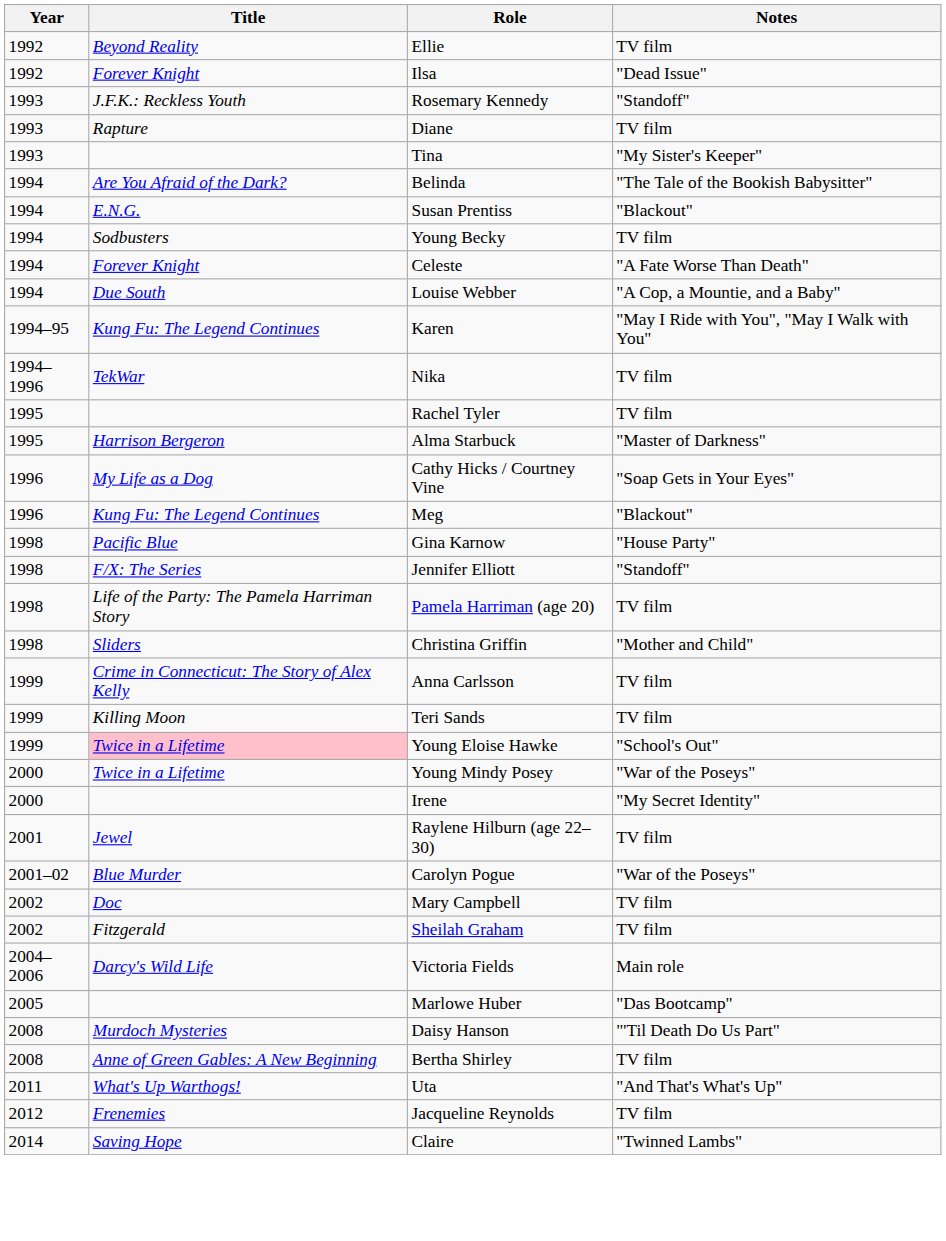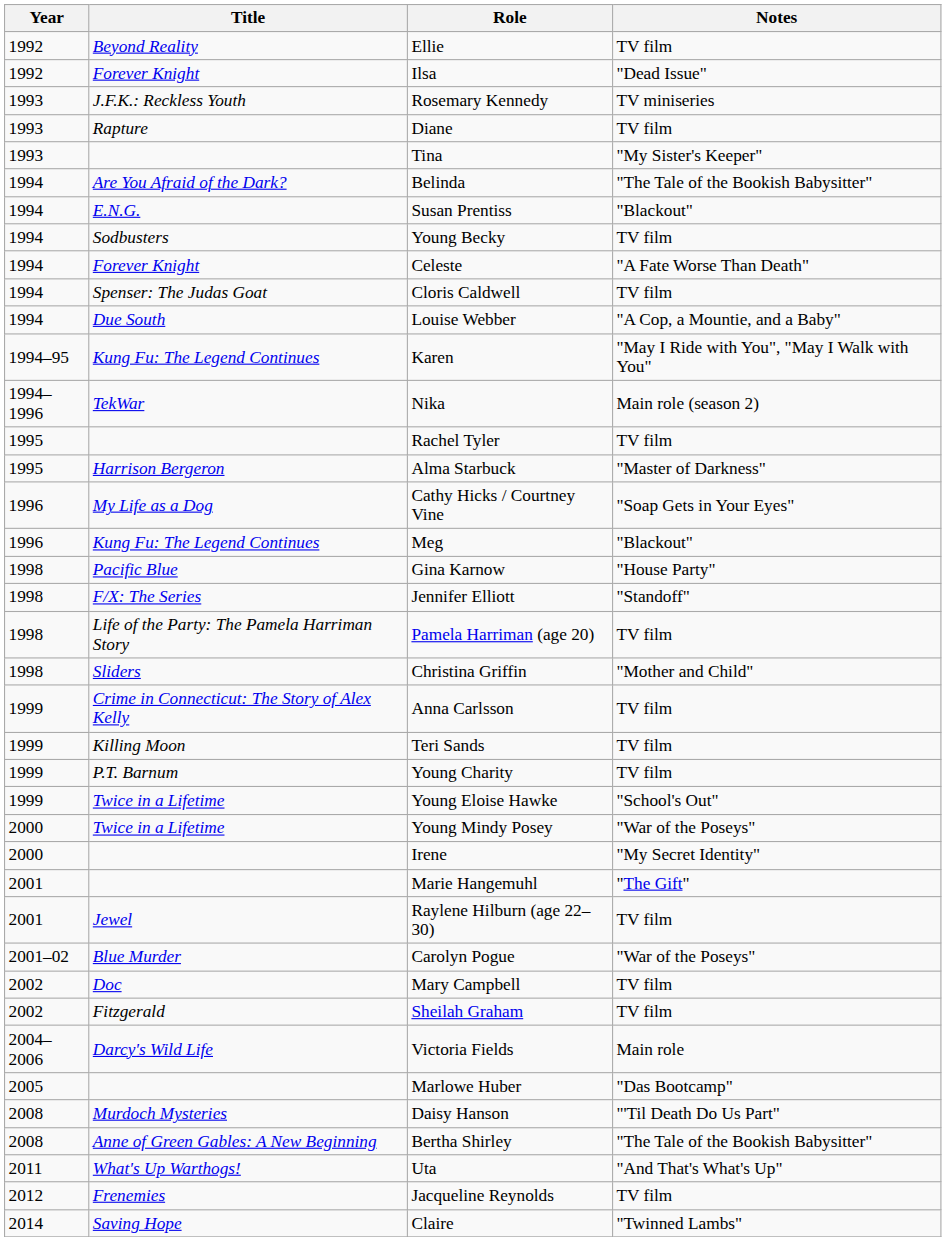(653, 100) "Standoff" -> (665, 100) TV miniseries
+ row: (466, 292)
(644, 376) TV film -> (688, 403) Main role (season 2)
+ row: (462, 773)
(159, 745) pink background -> (159, 800) no background
+ row: (475, 882)
(644, 1058) TV film -> (744, 1140) "The Tale of the Bookish Babysitter"
